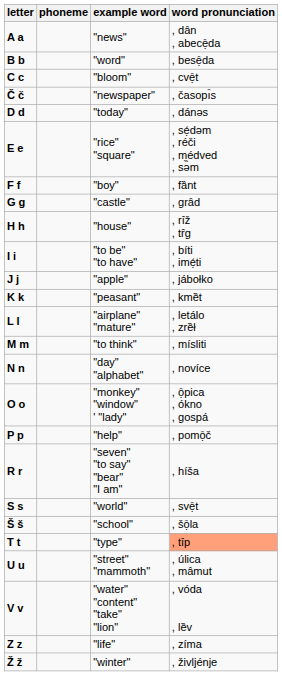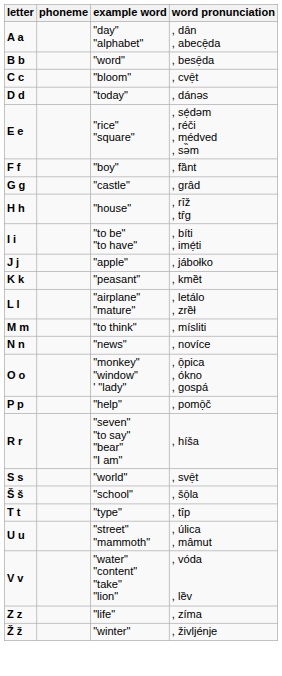(110, 36) "news" -> (118, 36) "day" "alphabet"
- row: (15, 95)
(118, 369) "day" "alphabet" -> (110, 345) "news"
(181, 542) lightsalmon background -> (181, 512) no background
